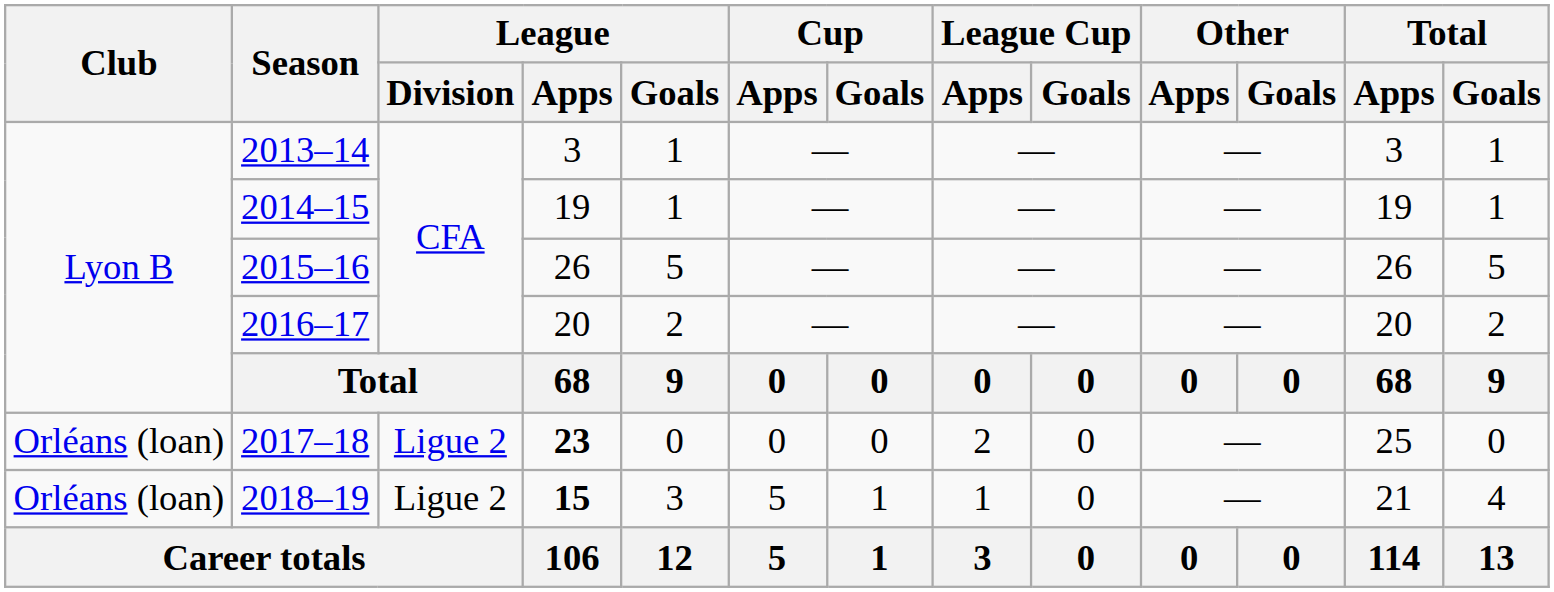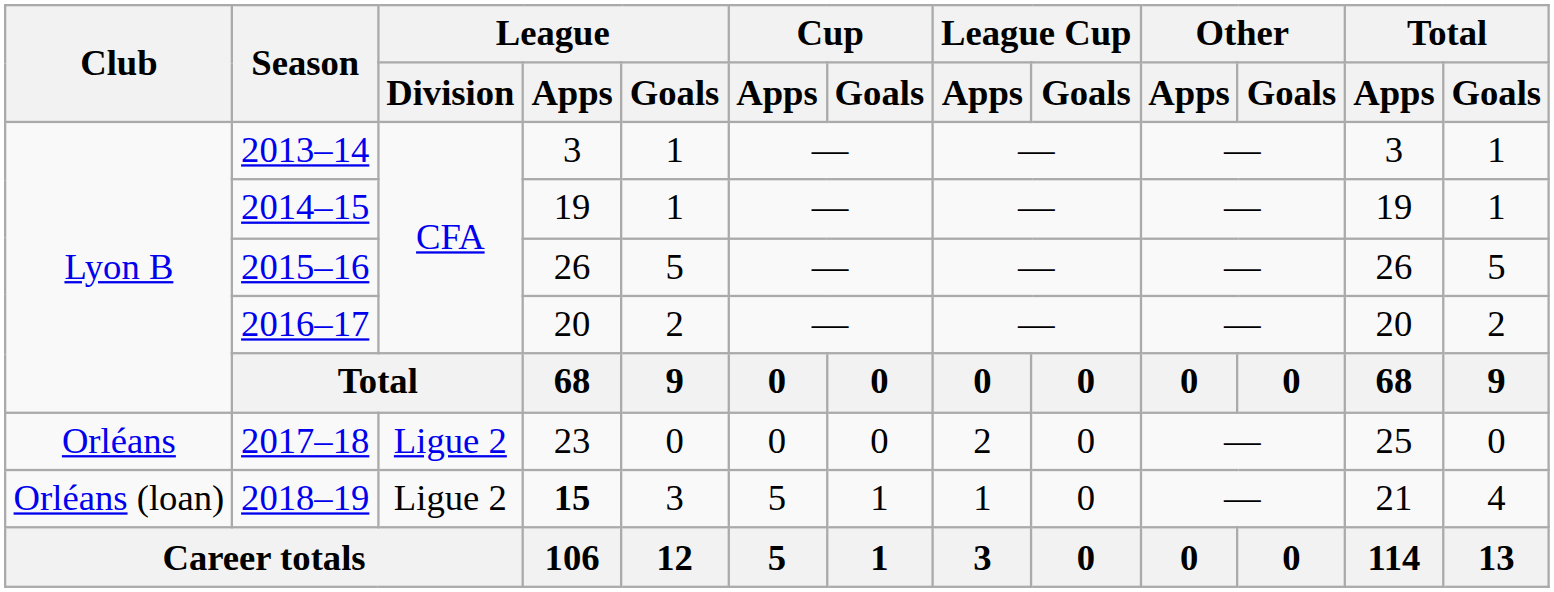(119, 440) Orléans (loan) -> (119, 440) Orléans
(572, 440) bold -> (572, 440) normal
